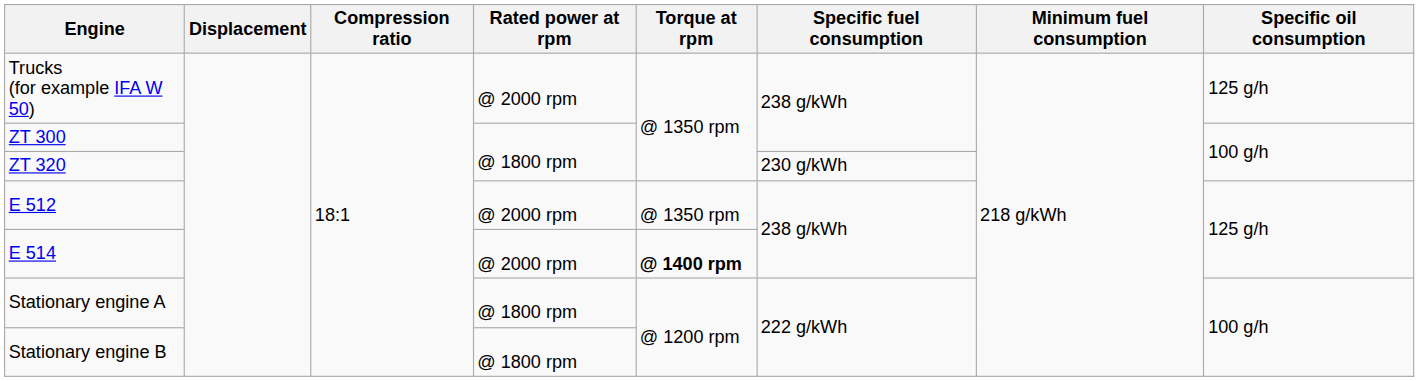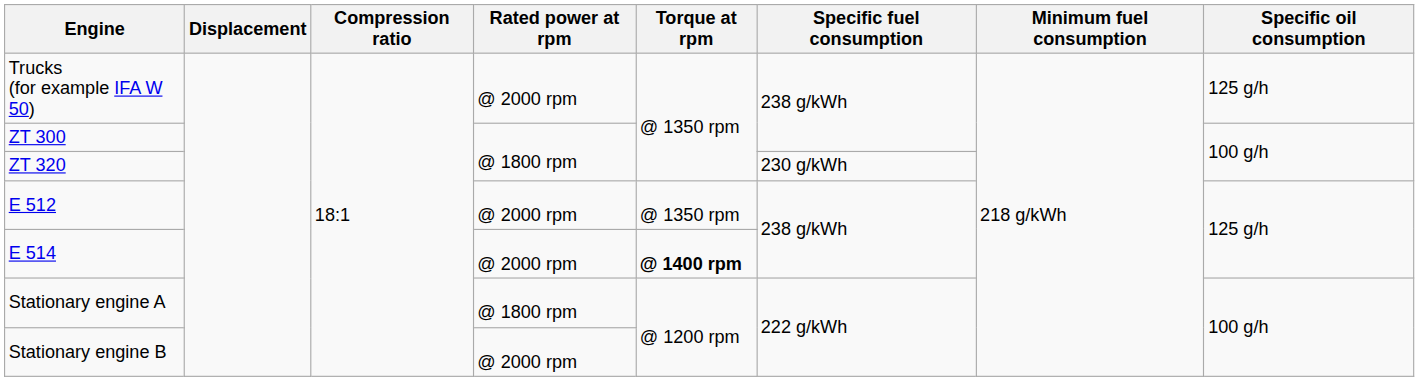(527, 361) @ 1800 rpm -> (527, 361) @ 2000 rpm
